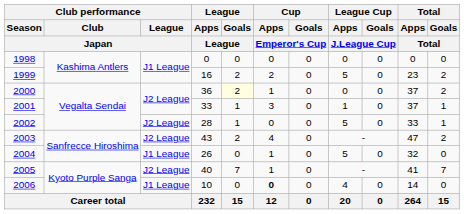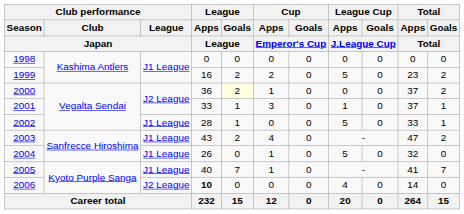(166, 122) J2 League -> (166, 122) J1 League
(166, 138) J2 League -> (166, 138) J1 League
(166, 169) J2 League -> (166, 169) J1 League
(166, 185) J1 League -> (166, 185) J2 League
(206, 185) normal -> (206, 185) bold
(271, 185) bold -> (271, 185) normal
